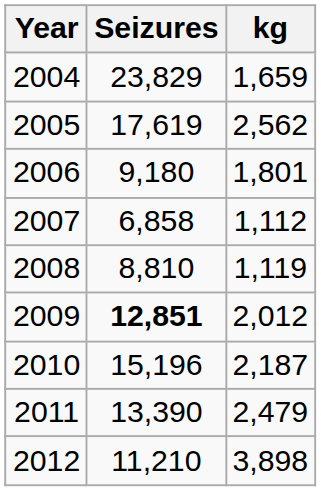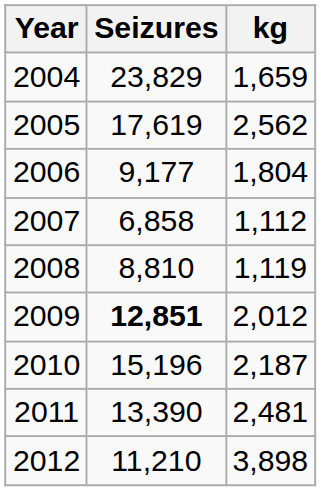(156, 172) 9,180 -> (156, 172) 9,177
(270, 172) 1,801 -> (270, 172) 1,804
(270, 412) 2,479 -> (270, 412) 2,481
